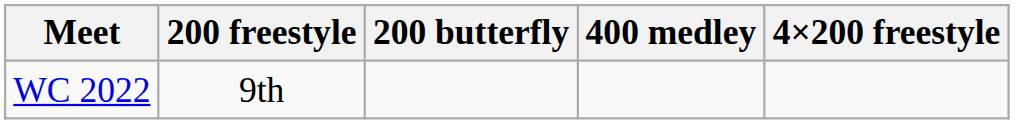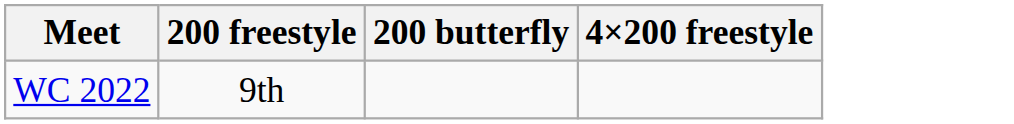- column: (671, 32)
